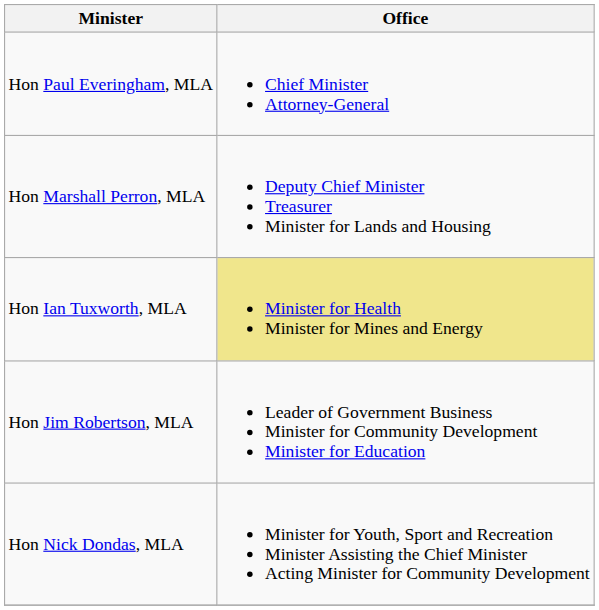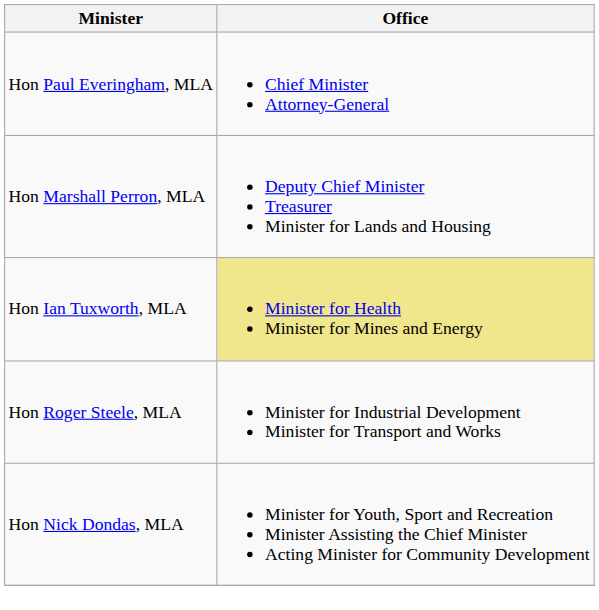- row: (101, 421)
+ row: (95, 411)
